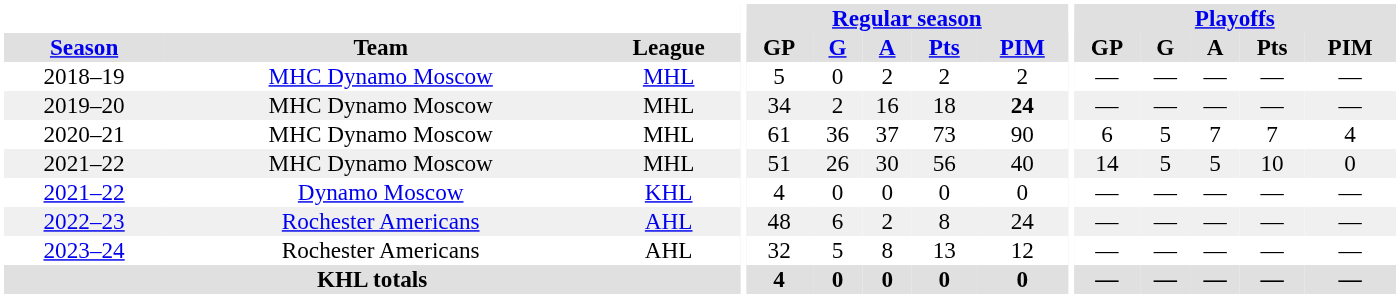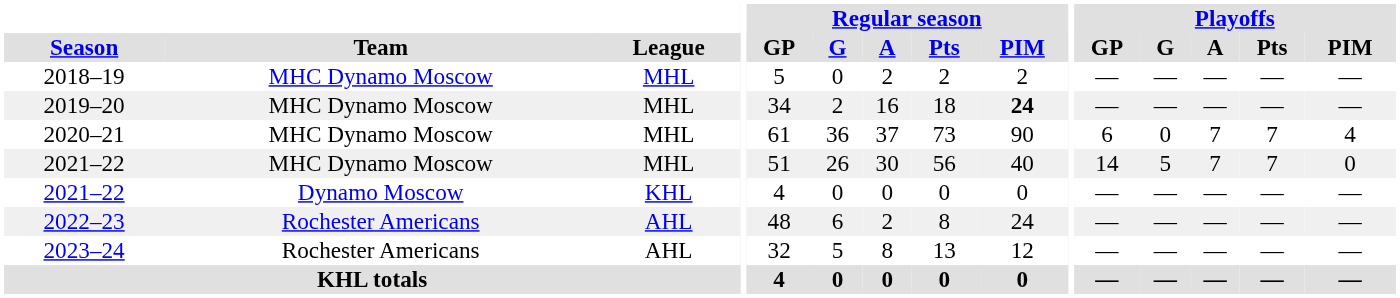(1165, 134) 5 -> (1165, 134) 0
(1215, 163) 5 -> (1215, 163) 7
(1272, 163) 10 -> (1272, 163) 7
